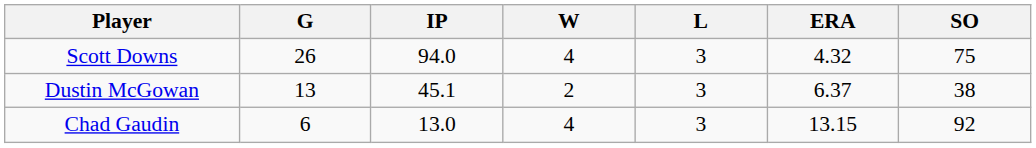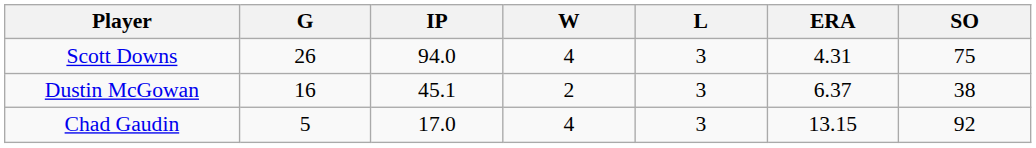(833, 55) 4.32 -> (833, 55) 4.31
(305, 90) 13 -> (305, 90) 16
(305, 124) 6 -> (305, 124) 5
(437, 124) 13.0 -> (437, 124) 17.0
